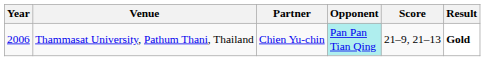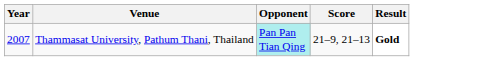- column: (292, 14)
(18, 39) 2006 -> (18, 39) 2007
